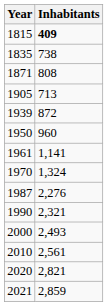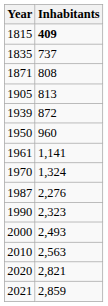(47, 53) 738 -> (47, 53) 737
(47, 93) 713 -> (47, 93) 813
(52, 212) 2,321 -> (52, 212) 2,323
(52, 251) 2,561 -> (52, 251) 2,563
